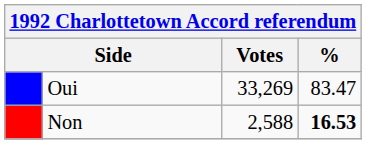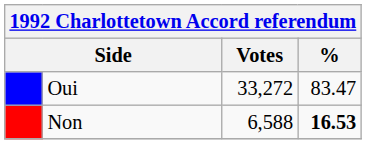(265, 88) 33,269 -> (265, 88) 33,272
(270, 122) 2,588 -> (270, 122) 6,588
